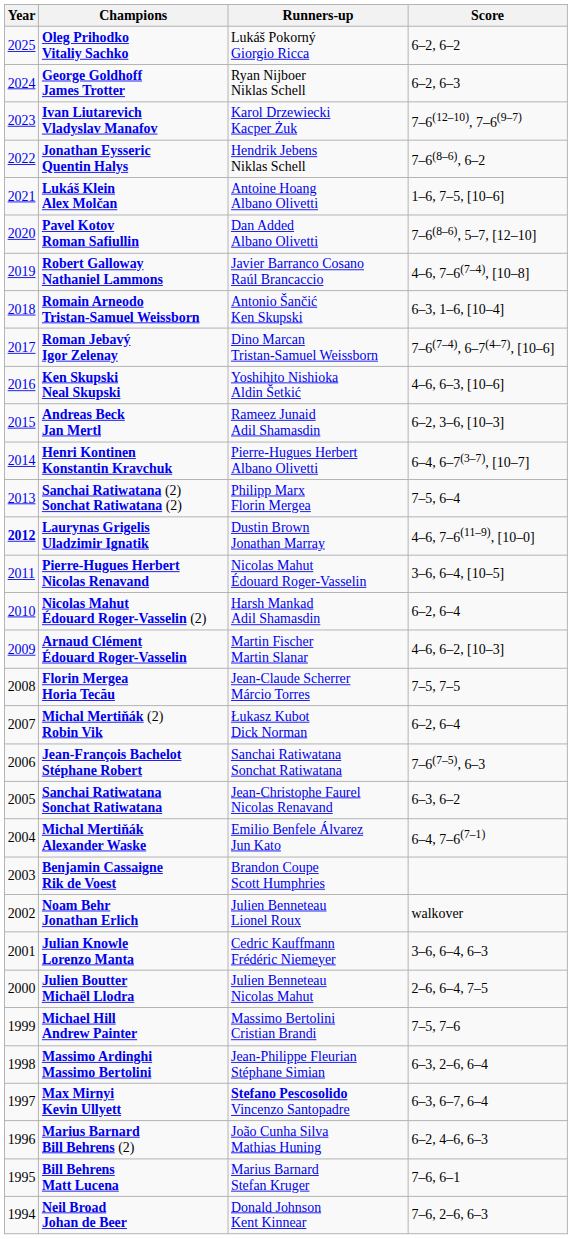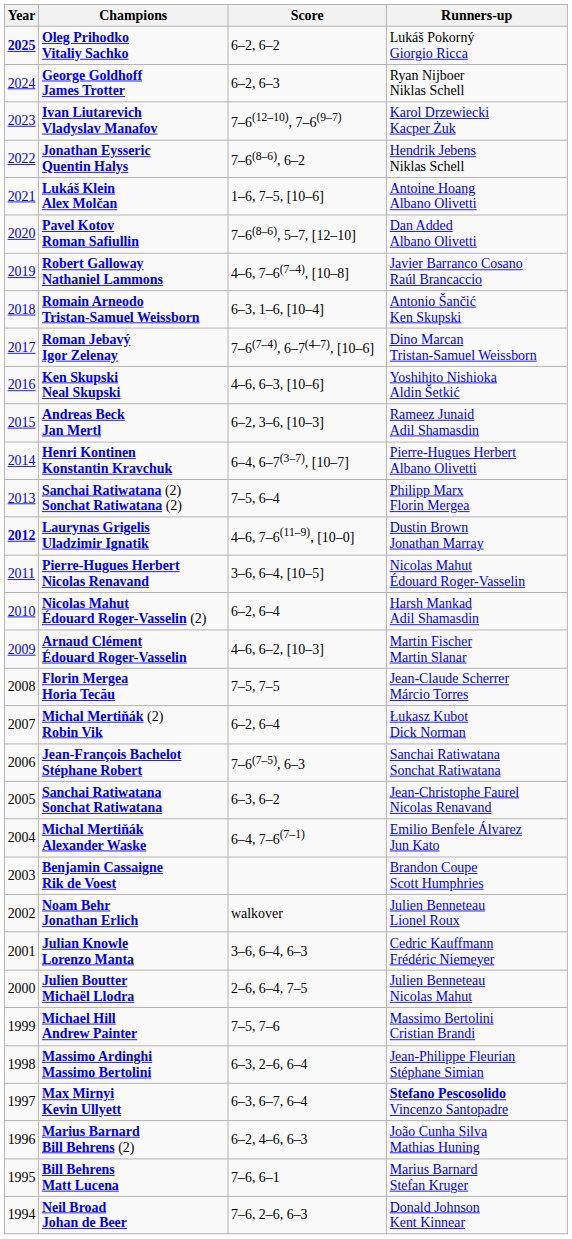columns swapped: (318, 15) <-> (488, 15)
(22, 45) normal -> (22, 45) bold
